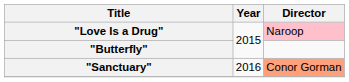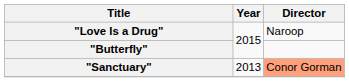(285, 31) pink background -> (285, 31) no background
(248, 67) 2016 -> (248, 67) 2013
